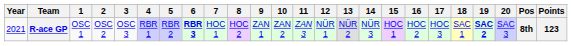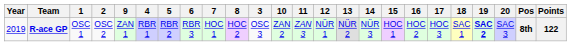columns swapped: (126, 11) <-> (261, 11)
(16, 29) 2021 -> (16, 29) 2019
(193, 29) bold -> (191, 29) normal
(552, 29) 123 -> (551, 29) 122
